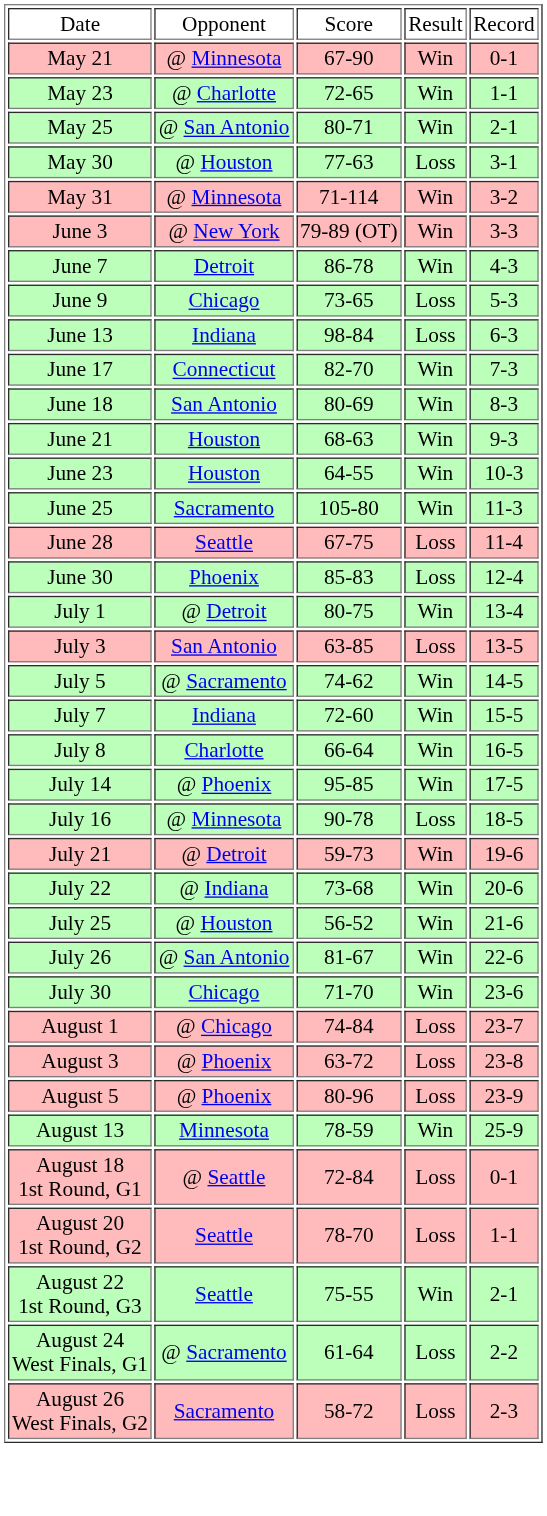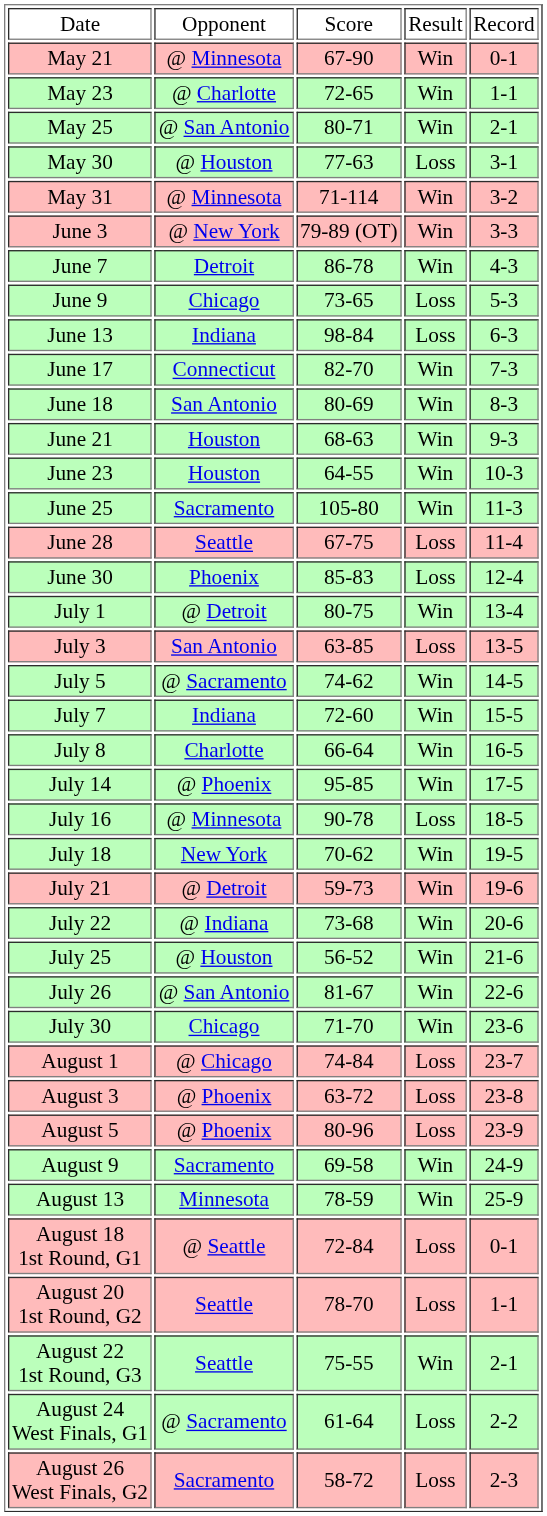+ row: (80, 853)
+ row: (80, 1164)
